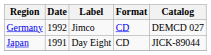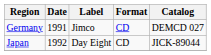(57, 27) 1992 -> (57, 27) 1991
(57, 43) 1991 -> (57, 43) 1992
